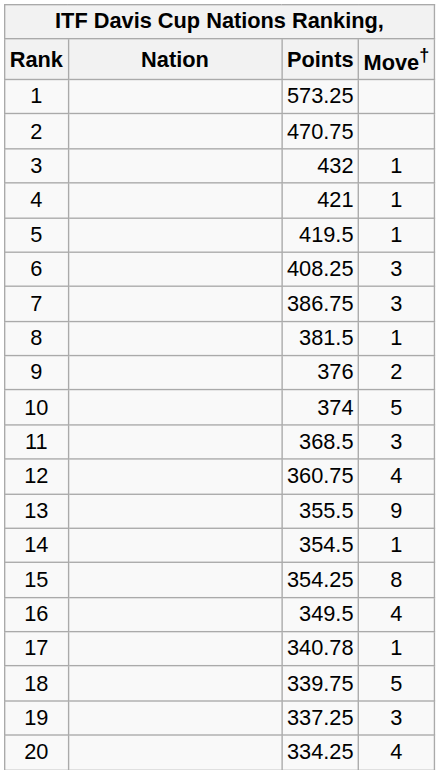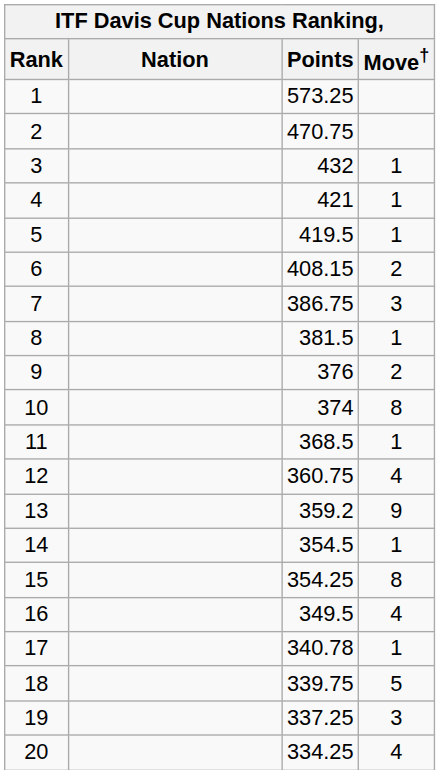(320, 269) 408.25 -> (320, 269) 408.15
(396, 269) 3 -> (396, 269) 2
(396, 407) 5 -> (396, 407) 8
(396, 441) 3 -> (396, 441) 1
(326, 510) 355.5 -> (326, 510) 359.2
